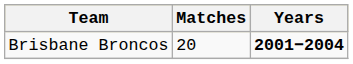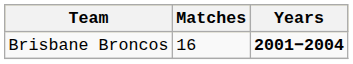(186, 45) 20 -> (186, 45) 16
